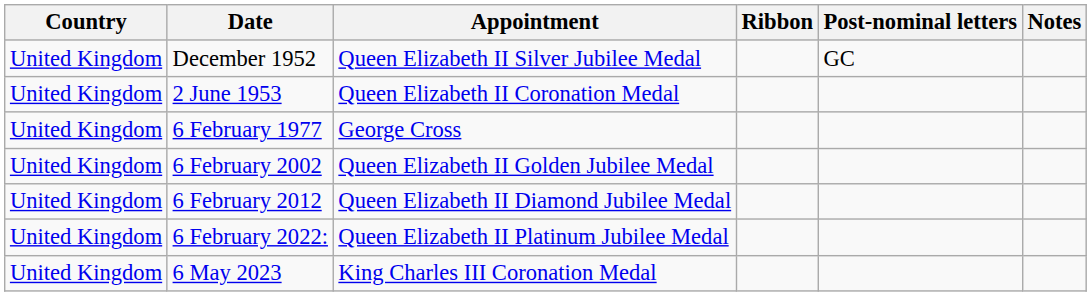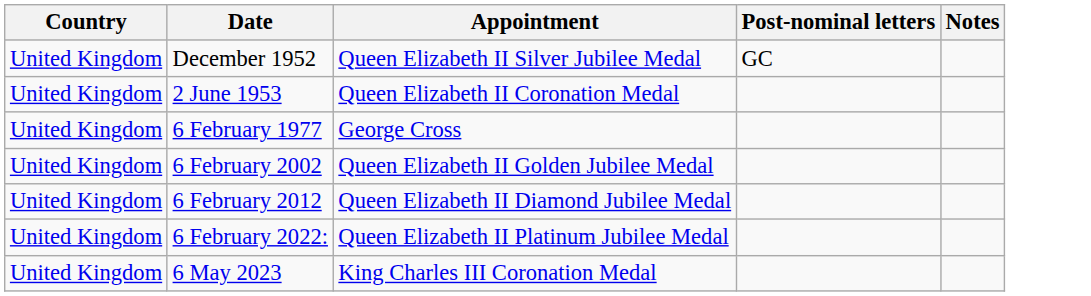- column: (777, 22)
